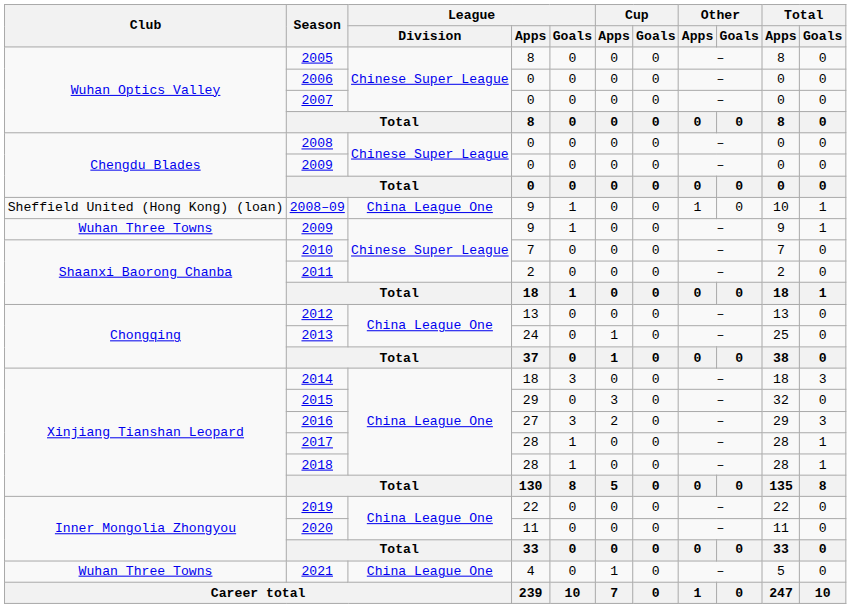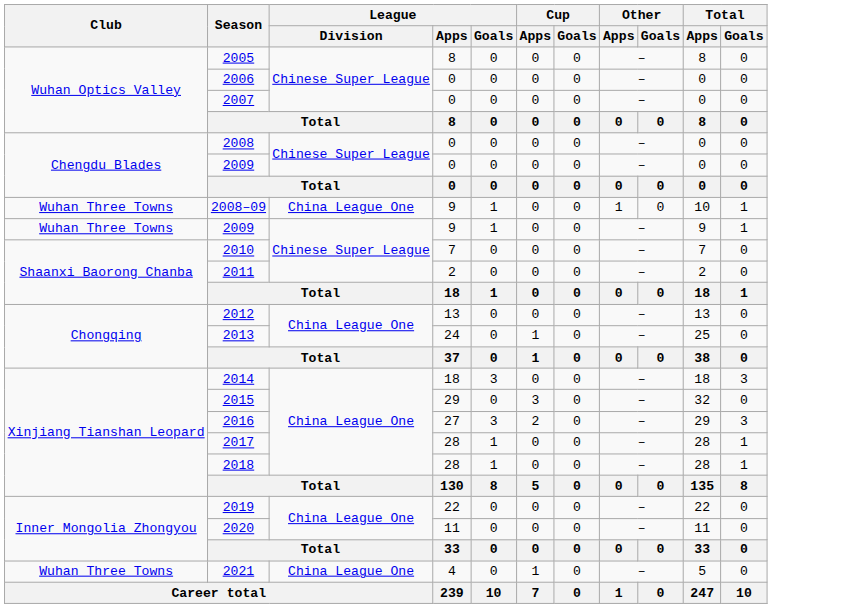(146, 208) Sheffield United (Hong Kong) (loan) -> (106, 208) Wuhan Three Towns
